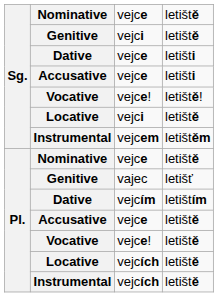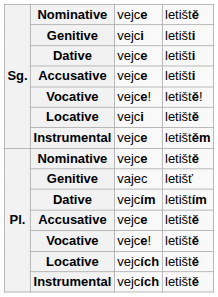(182, 35) letiště -> (180, 35) letišti
(138, 138) vejcem -> (132, 138) vejce
